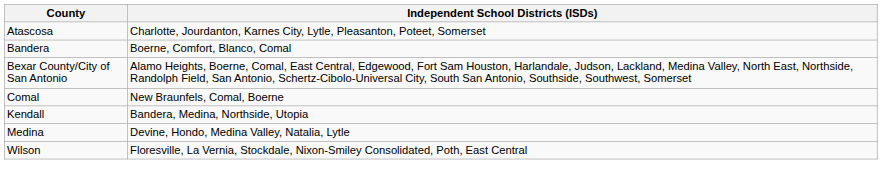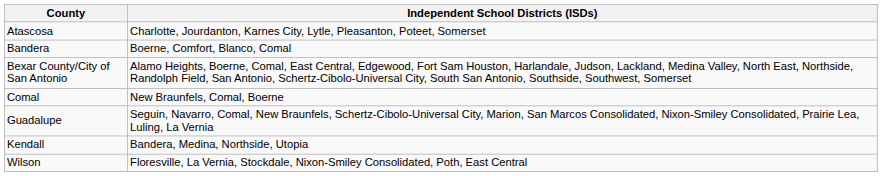+ row: (34, 121)
- row: (25, 132)
